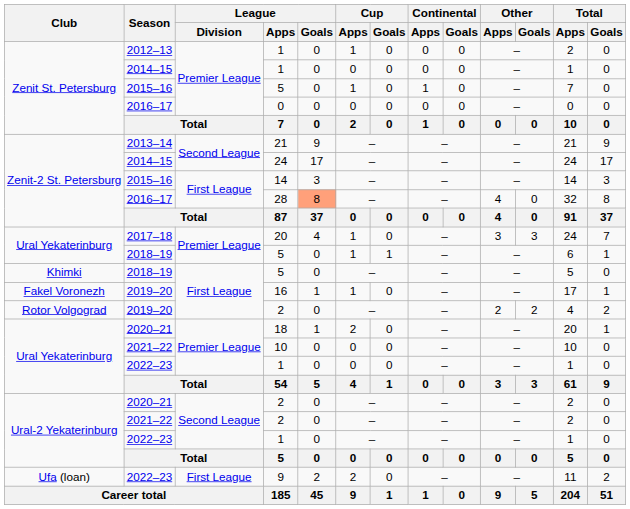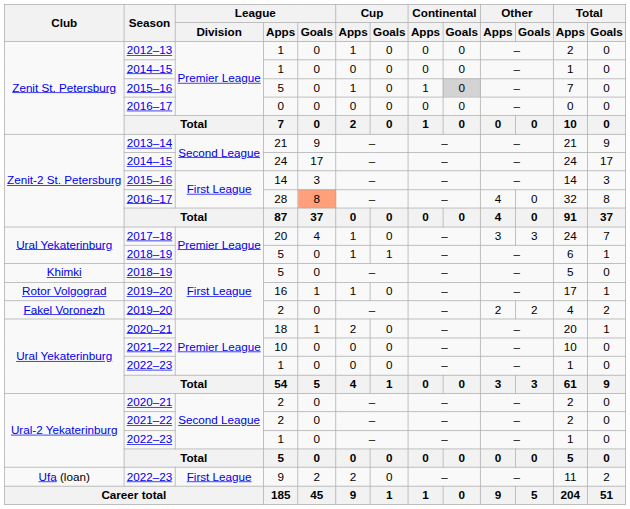(462, 87) no background -> (462, 87) lightgrey background
(64, 291) Fakel Voronezh -> (64, 291) Rotor Volgograd
(64, 310) Rotor Volgograd -> (64, 310) Fakel Voronezh
